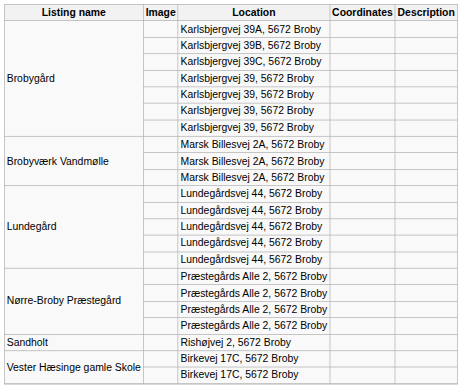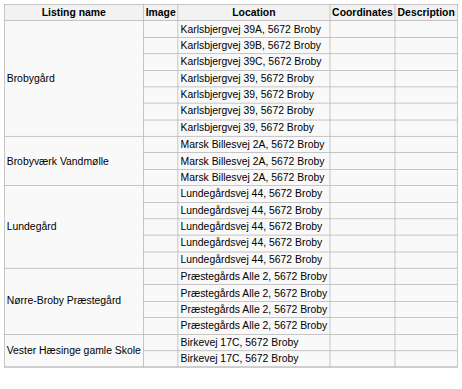- row: (27, 342)
